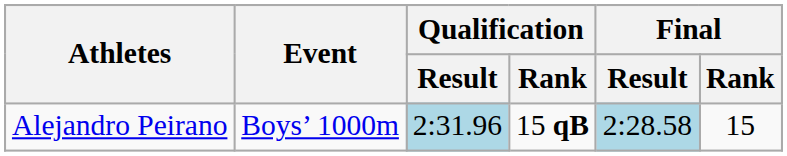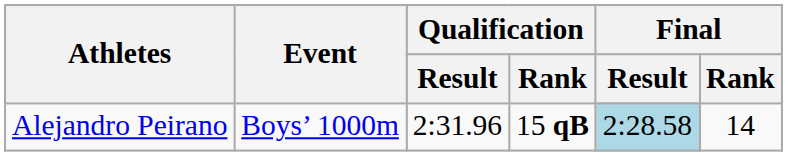(457, 126) lightblue background -> (457, 126) no background
(740, 126) 15 -> (740, 126) 14
